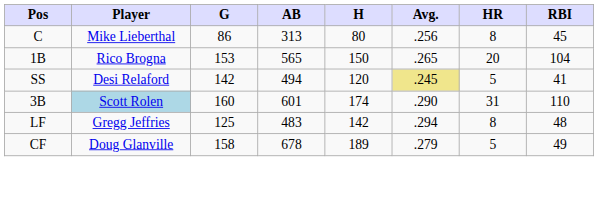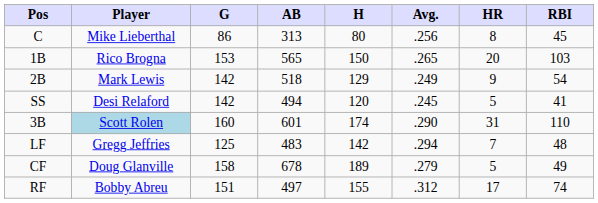(560, 58) 104 -> (560, 58) 103
+ row: (38, 79)
(426, 79) khaki background -> (426, 101) no background
(493, 123) 8 -> (493, 144) 7
+ row: (38, 187)
